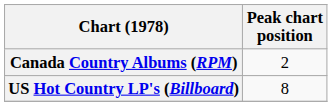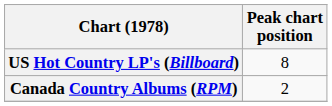rows swapped: (124, 88) <-> (124, 62)
